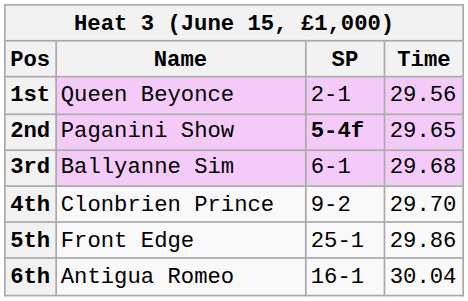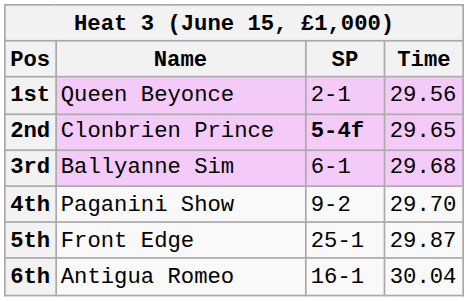(147, 132) Paganini Show -> (167, 132) Clonbrien Prince
(167, 204) Clonbrien Prince -> (147, 204) Paganini Show
(423, 240) 29.86 -> (423, 240) 29.87
